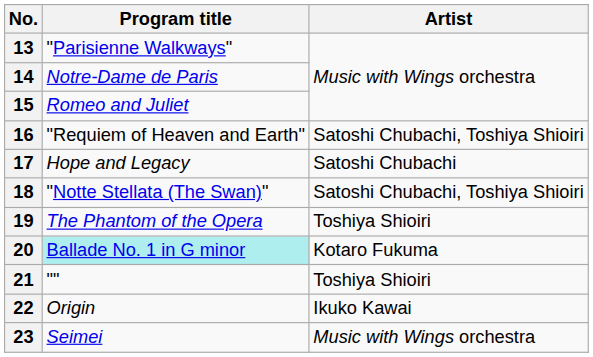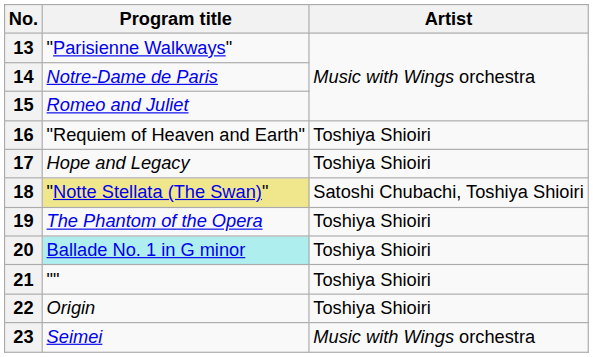(449, 134) Satoshi Chubachi, Toshiya Shioiri -> (372, 134) Toshiya Shioiri
(385, 163) Satoshi Chubachi -> (372, 163) Toshiya Shioiri
(157, 192) no background -> (157, 192) khaki background
(376, 250) Kotaro Fukuma -> (372, 250) Toshiya Shioiri
(362, 308) Ikuko Kawai -> (372, 308) Toshiya Shioiri
